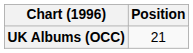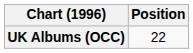(158, 37) 21 -> (158, 37) 22
